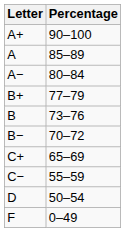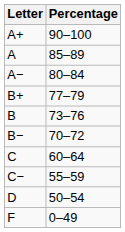- row: (16, 156)
+ row: (12, 156)
